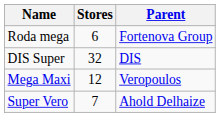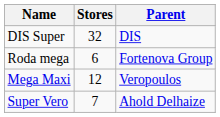rows swapped: (38, 36) <-> (36, 58)
